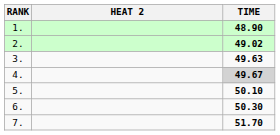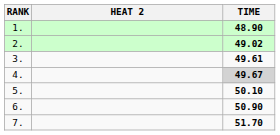(249, 59) 49.63 -> (249, 59) 49.61
(249, 106) 50.30 -> (249, 106) 50.90
